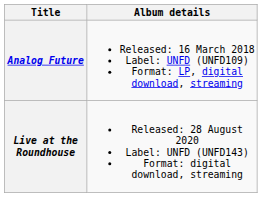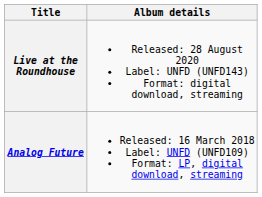rows swapped: (46, 60) <-> (46, 146)
